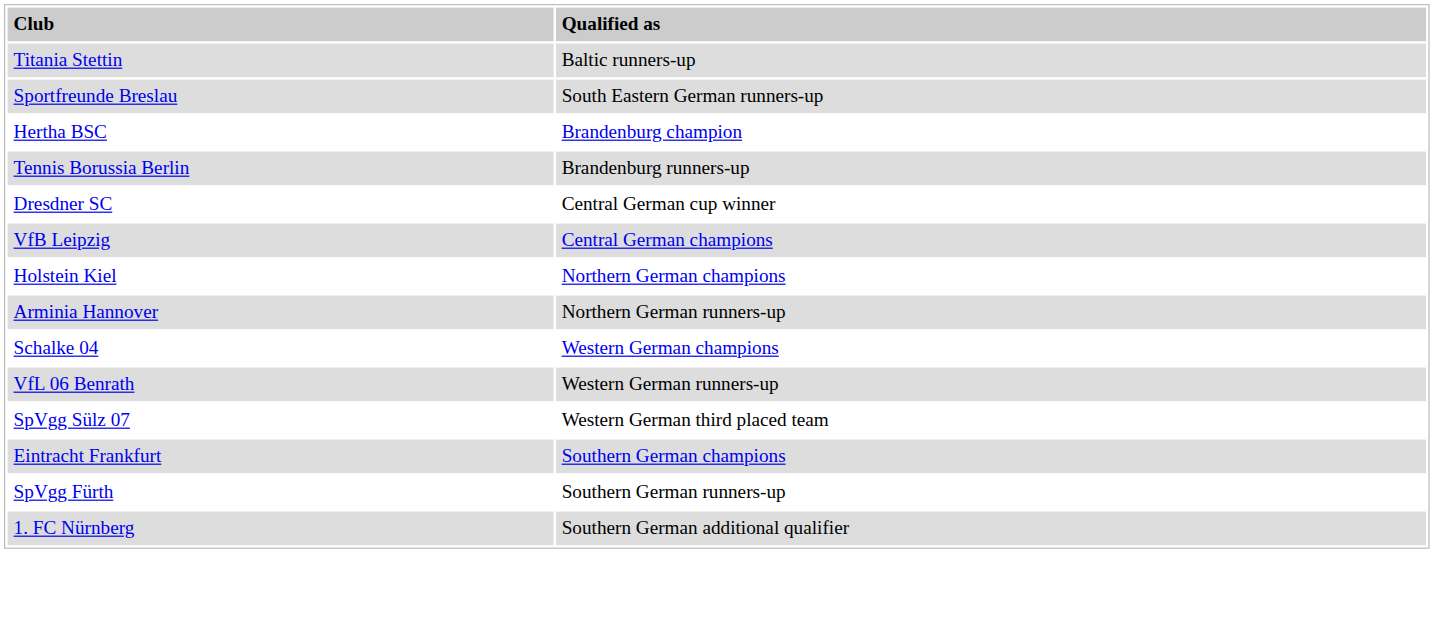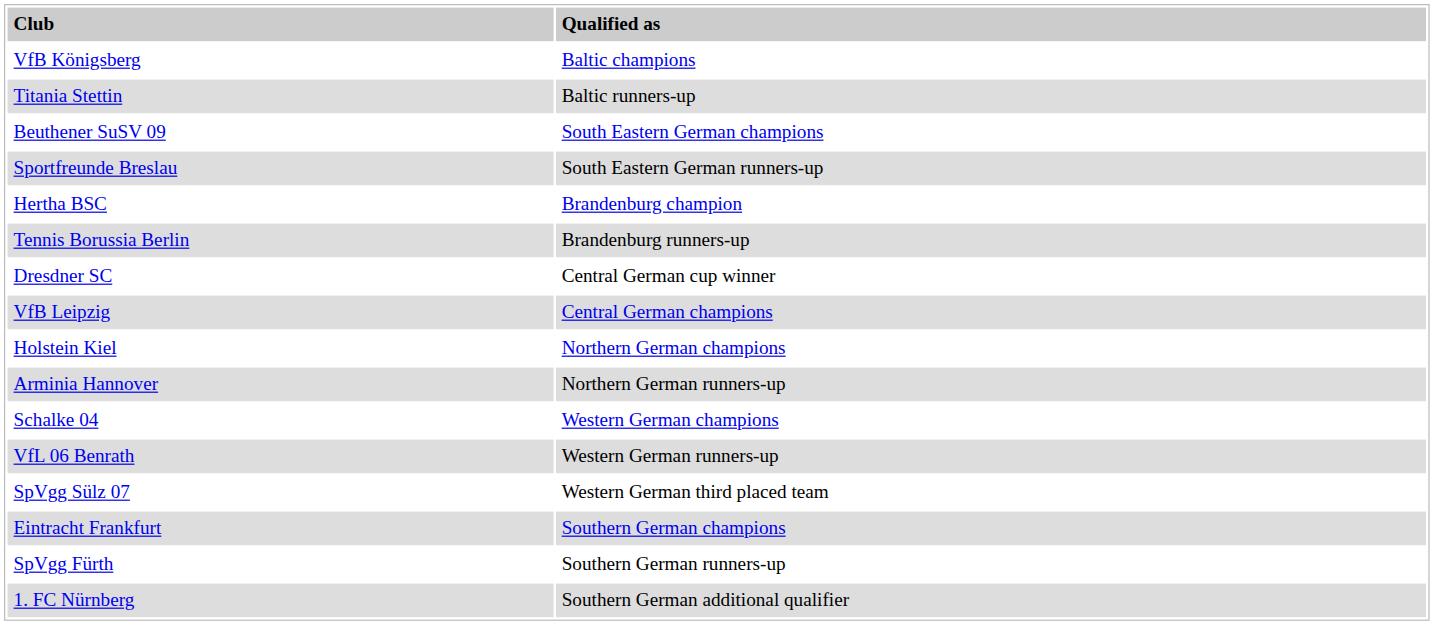+ row: (77, 60)
+ row: (90, 132)
